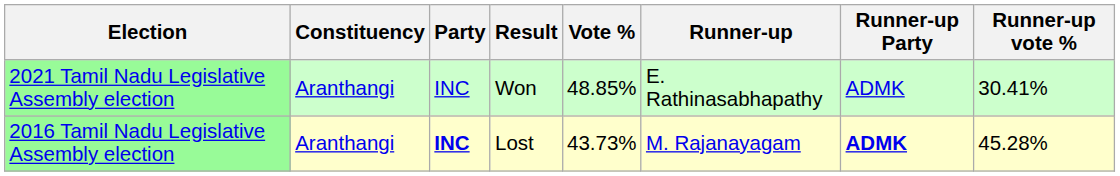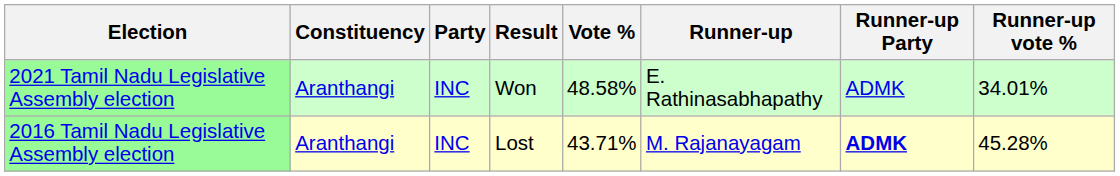(602, 87) 48.85% -> (602, 87) 48.58%
(1013, 87) 30.41% -> (1013, 87) 34.01%
(452, 143) bold -> (452, 143) normal
(602, 143) 43.73% -> (602, 143) 43.71%
